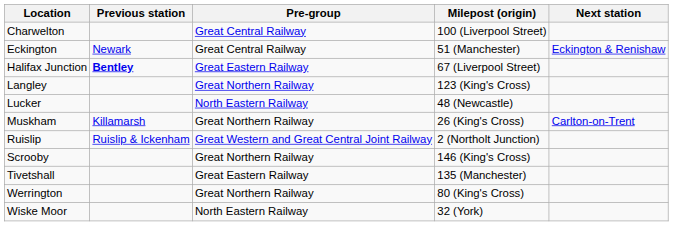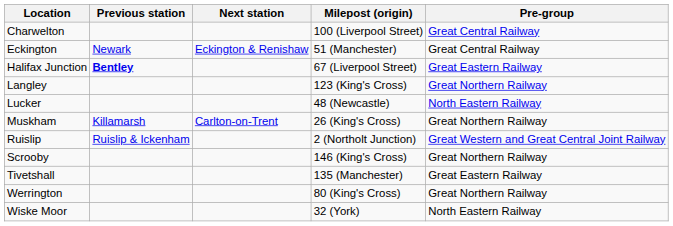columns swapped: (609, 13) <-> (313, 13)
